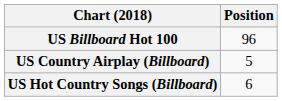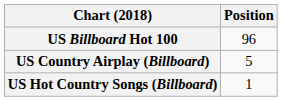(249, 84) 6 -> (249, 84) 1
